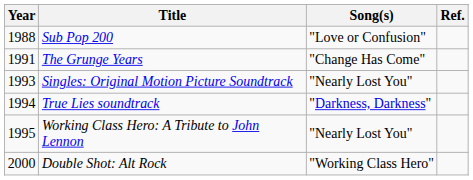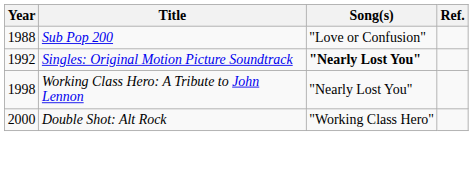- row: (92, 59)
(22, 81) 1993 -> (22, 59) 1992
(361, 81) normal -> (365, 59) bold
- row: (101, 103)
(22, 133) 1995 -> (22, 89) 1998
